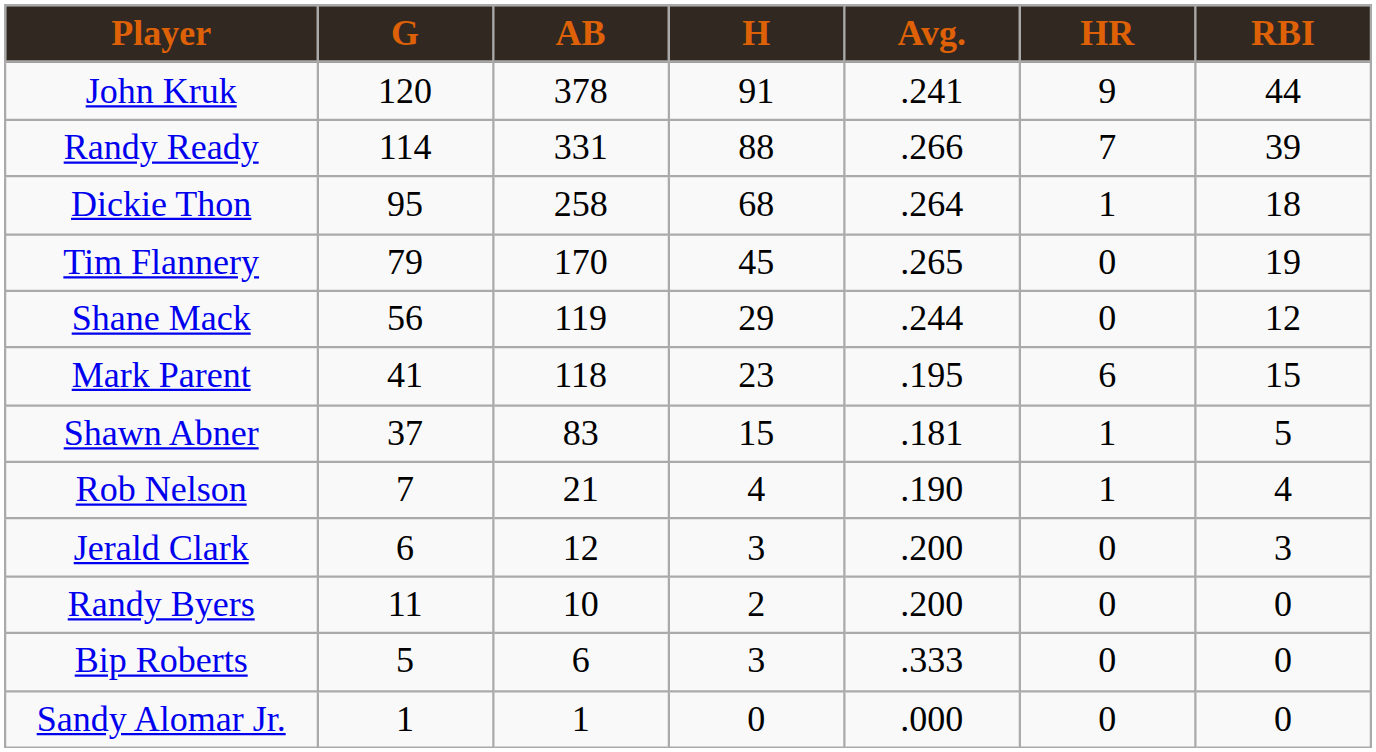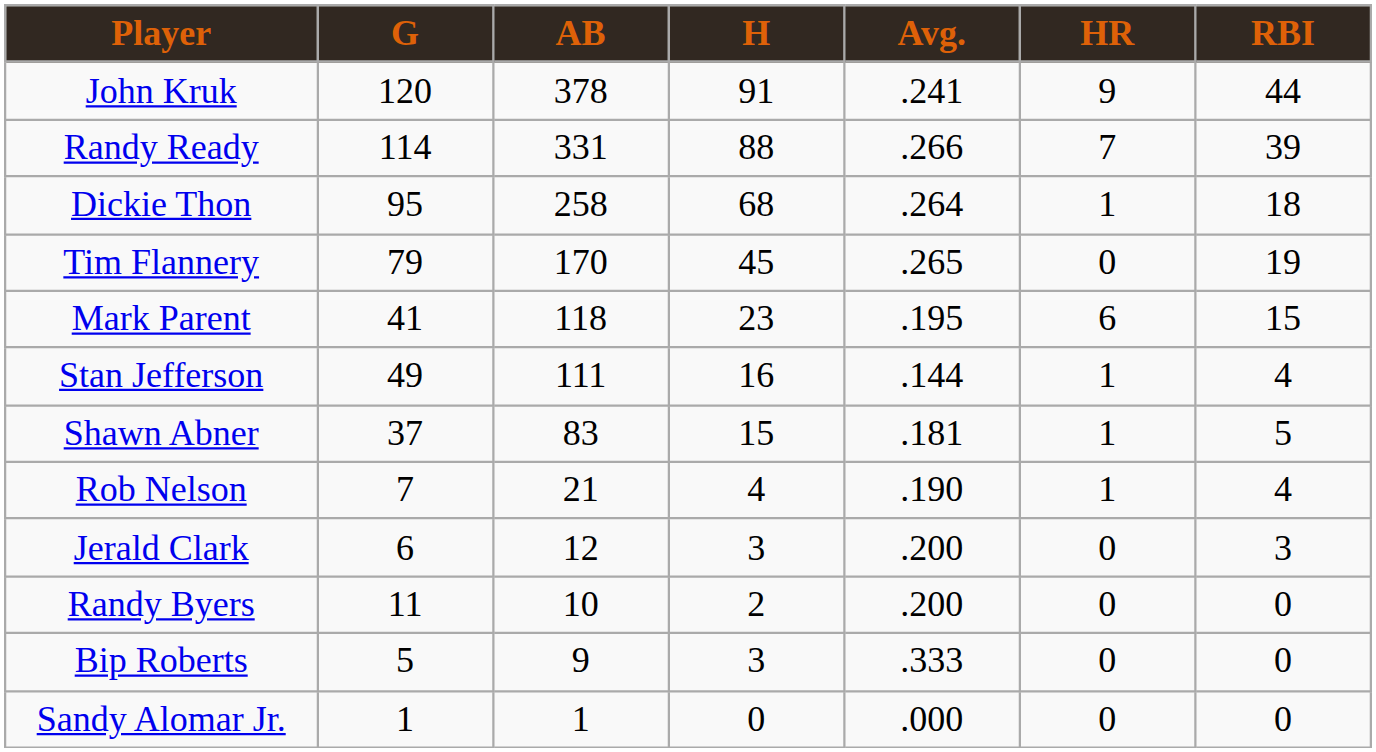- row: (161, 318)
+ row: (161, 375)
(581, 661) 6 -> (581, 661) 9
